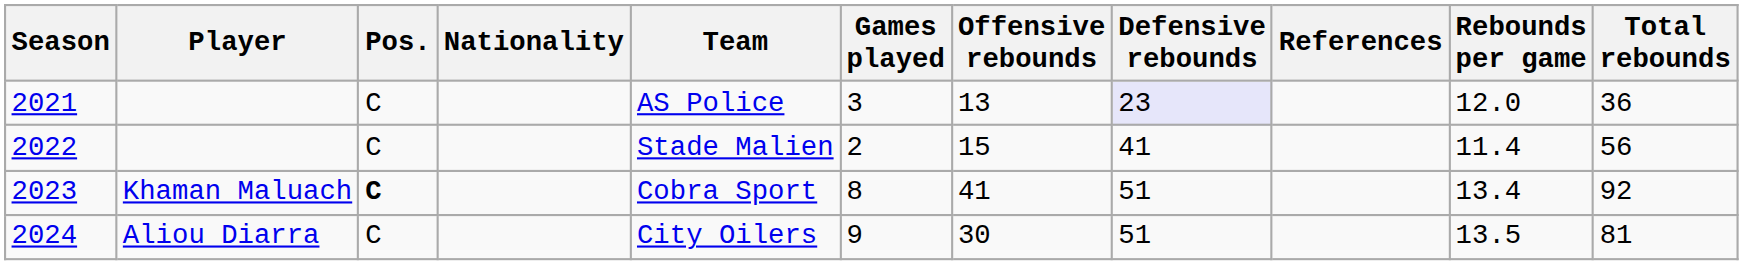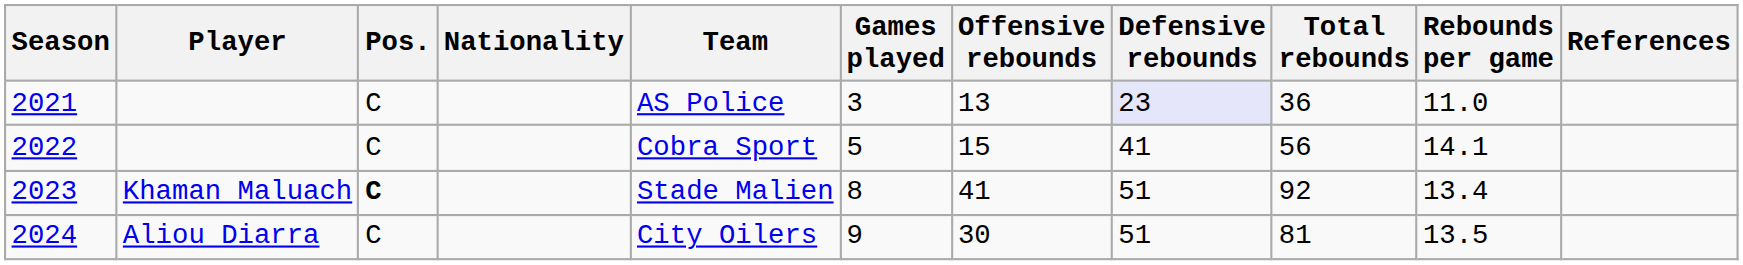columns swapped: (1665, 43) <-> (1361, 43)
(1488, 103) 12.0 -> (1456, 103) 11.0
(735, 148) Stade Malien -> (727, 148) Cobra Sport
(855, 148) 2 -> (855, 148) 5
(1488, 148) 11.4 -> (1456, 148) 14.1
(727, 192) Cobra Sport -> (735, 192) Stade Malien
